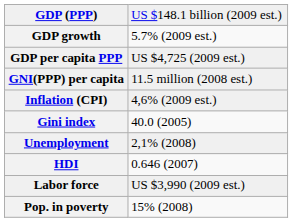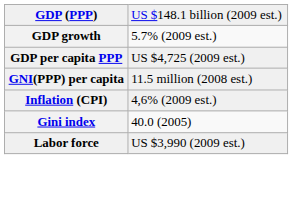- row: (66, 142)
- row: (66, 163)
- row: (66, 206)
